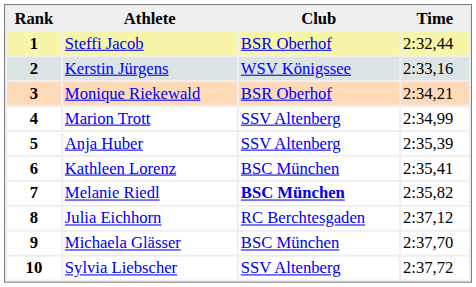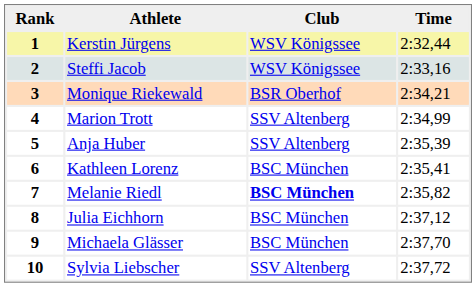(104, 43) Steffi Jacob -> (119, 43) Kerstin Jürgens
(286, 43) BSR Oberhof -> (305, 43) WSV Königssee
(117, 68) Kerstin Jürgens -> (106, 68) Steffi Jacob
(303, 218) RC Berchtesgaden -> (299, 218) BSC München
